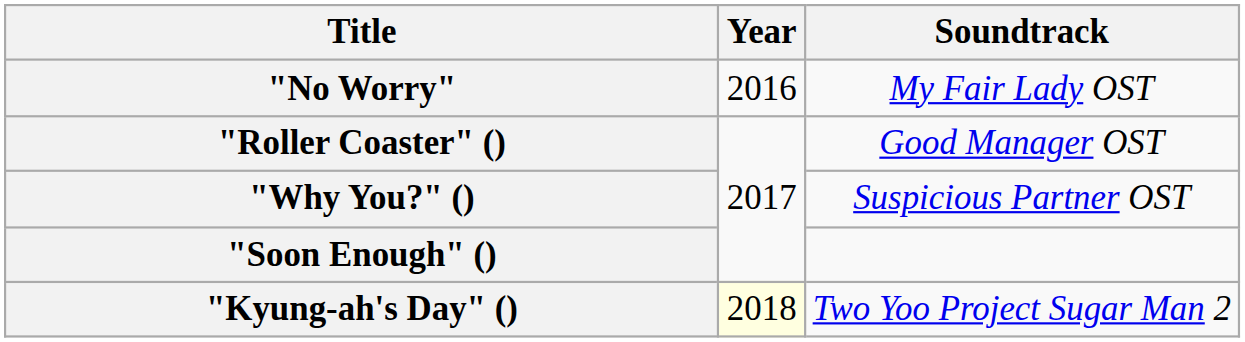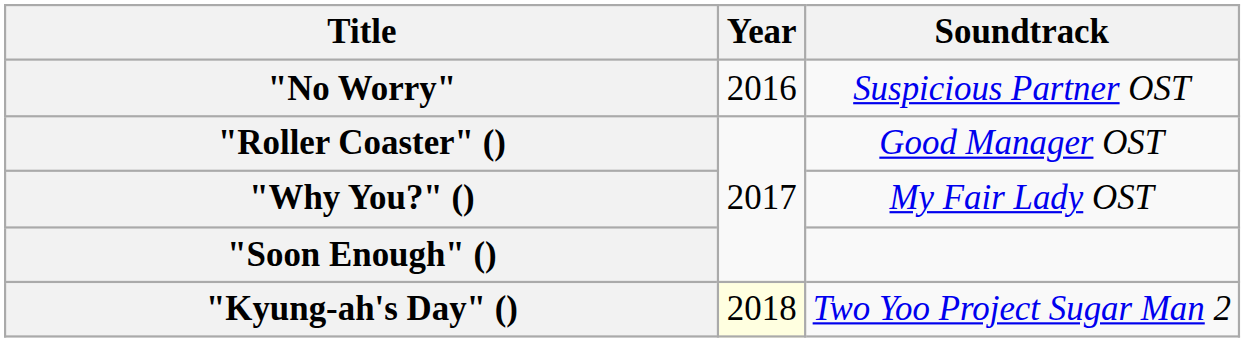(1022, 87) My Fair Lady OST -> (1022, 87) Suspicious Partner OST
(1022, 198) Suspicious Partner OST -> (1022, 198) My Fair Lady OST
